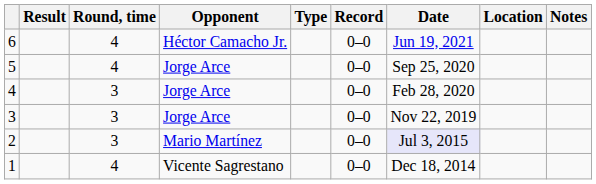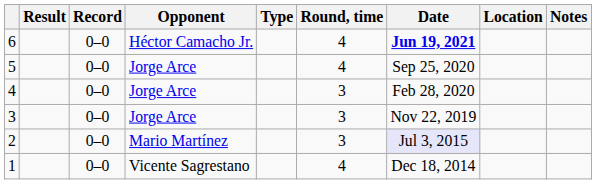columns swapped: (359, 16) <-> (114, 16)
(433, 41) normal -> (433, 41) bold
